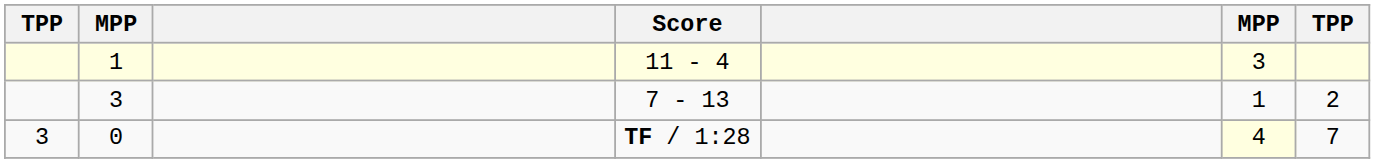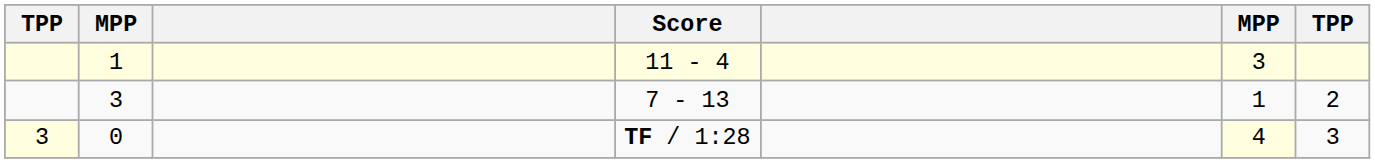(42, 138) no background -> (42, 138) lightyellow background
(1333, 138) 7 -> (1333, 138) 3
